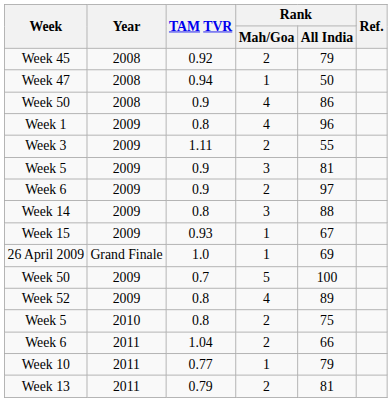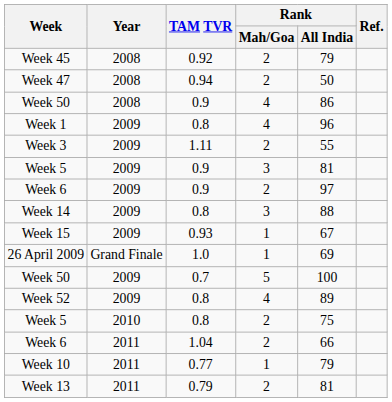(267, 80) 1 -> (267, 80) 2
